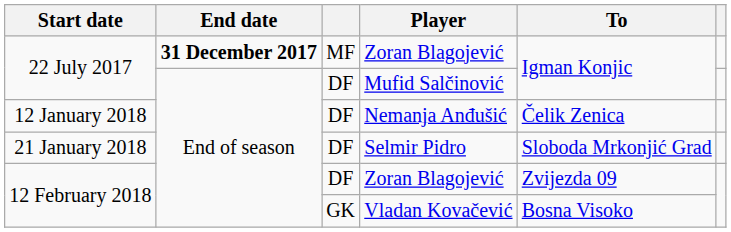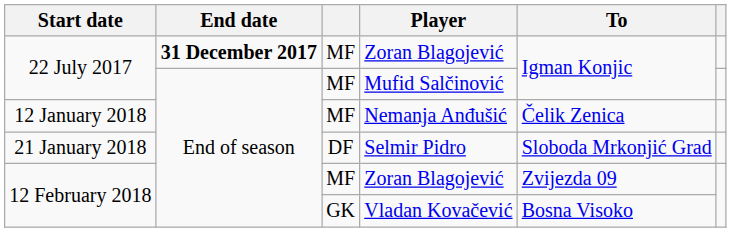(341, 83) DF -> (341, 83) MF
(341, 115) DF -> (341, 115) MF
(341, 178) DF -> (341, 178) MF
